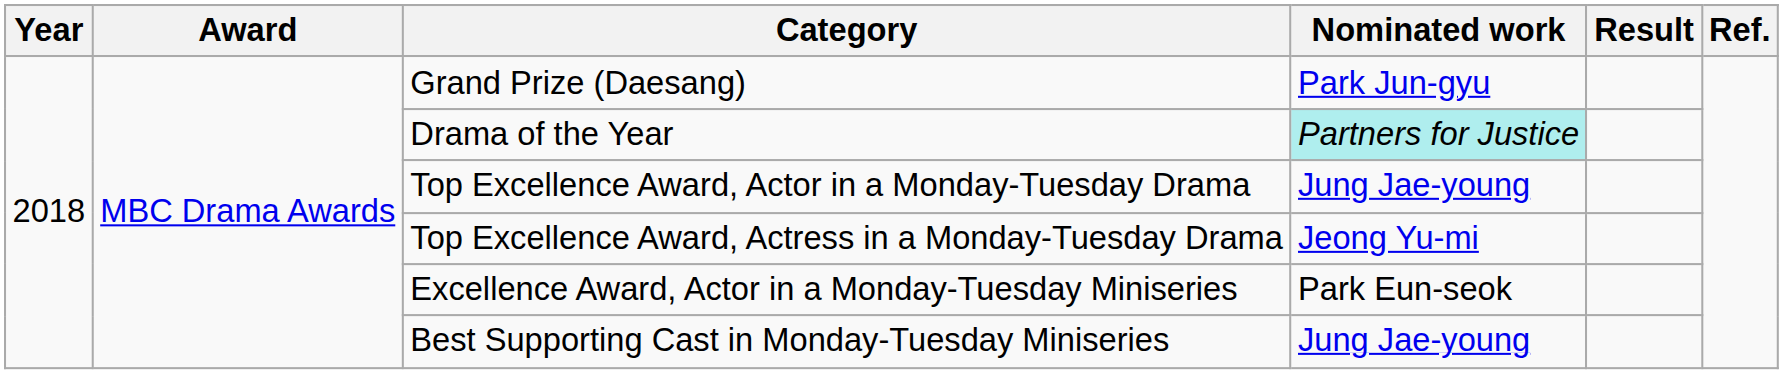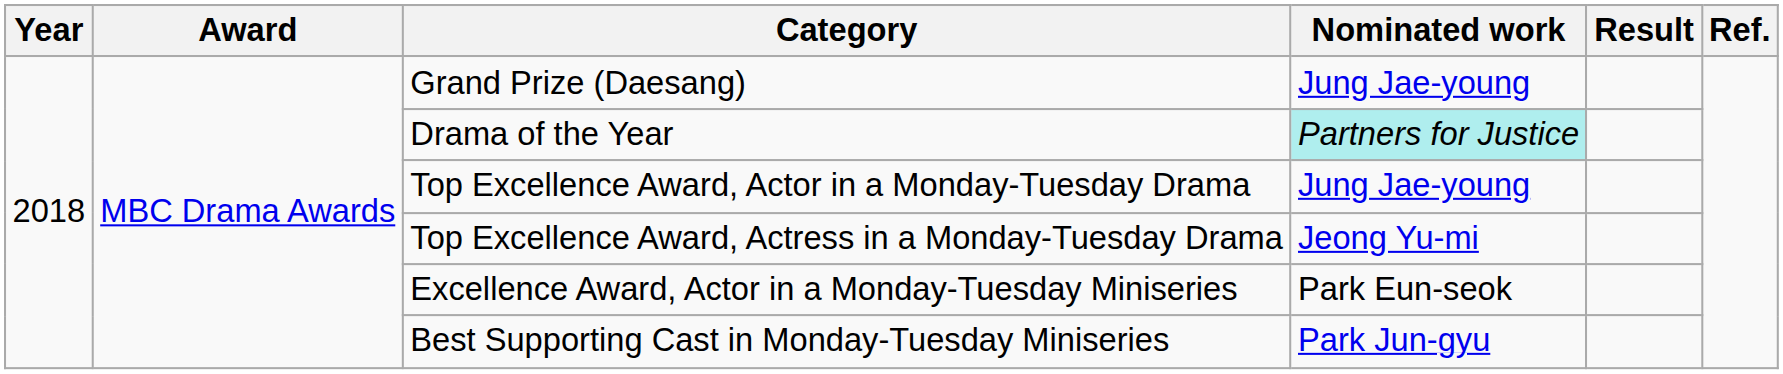(1394, 82) Park Jun-gyu -> (1414, 82) Jung Jae-young
(1414, 340) Jung Jae-young -> (1394, 340) Park Jun-gyu
